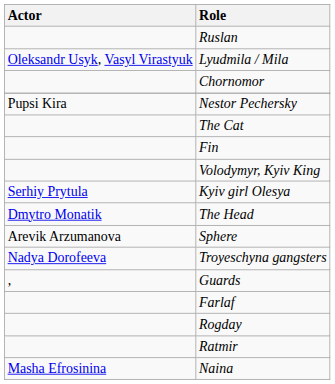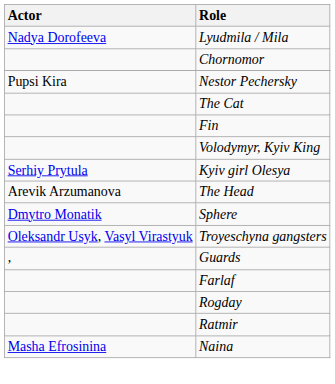- row: (218, 37)
(100, 59) Oleksandr Usyk, Vasyl Virastyuk -> (57, 37) Nadya Dorofeeva
(55, 214) Dmytro Monatik -> (64, 192) Arevik Arzumanova
(64, 236) Arevik Arzumanova -> (55, 214) Dmytro Monatik
(57, 258) Nadya Dorofeeva -> (100, 236) Oleksandr Usyk, Vasyl Virastyuk
